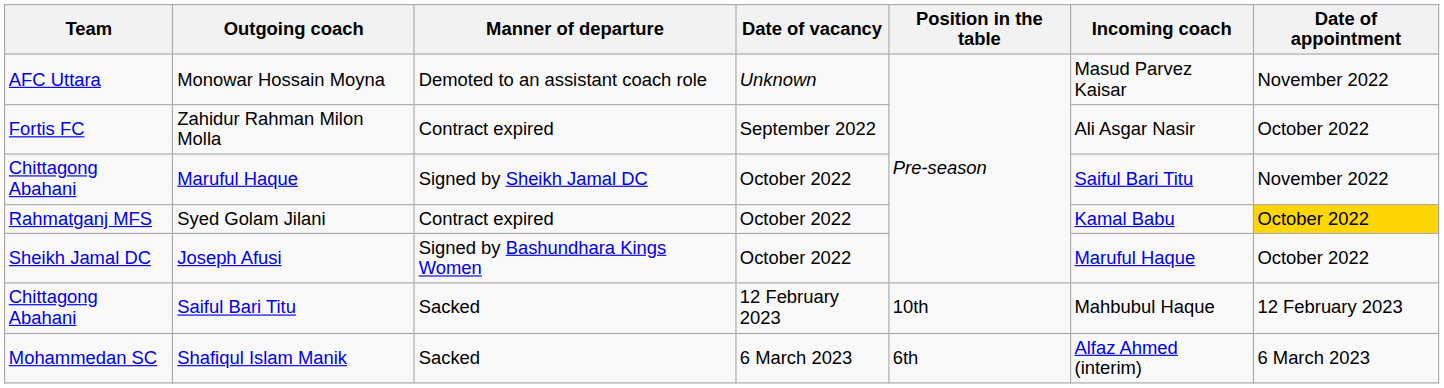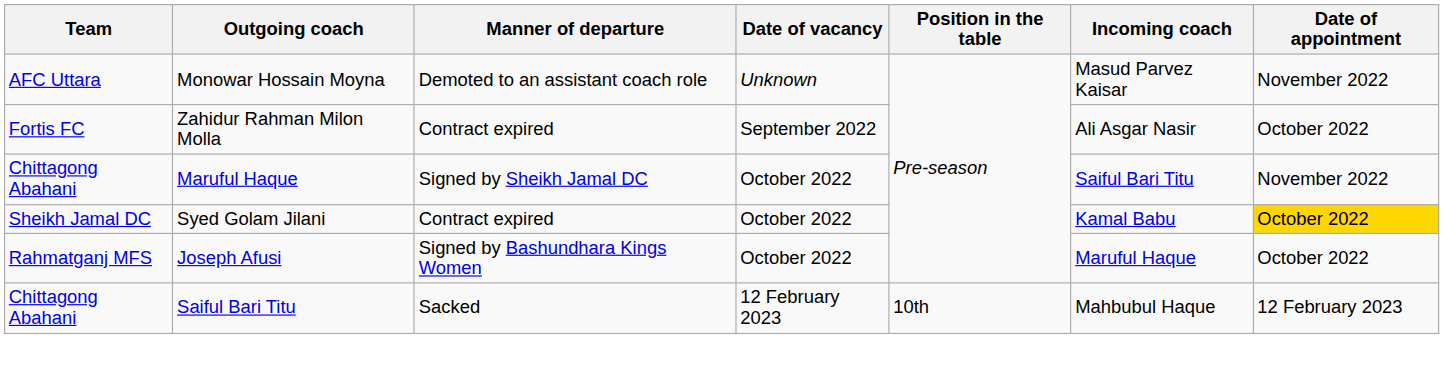(80, 218) Rahmatganj MFS -> (80, 218) Sheikh Jamal DC
(80, 258) Sheikh Jamal DC -> (80, 258) Rahmatganj MFS
- row: (262, 357)
